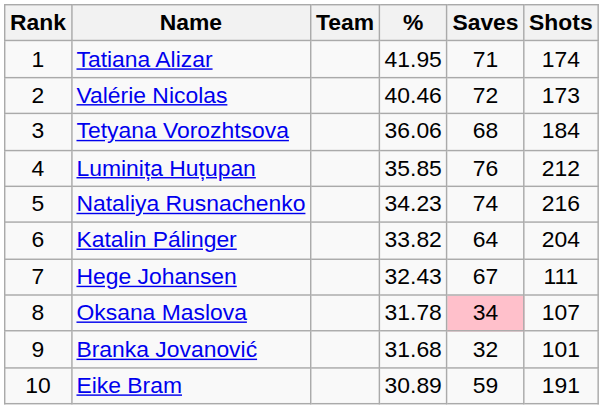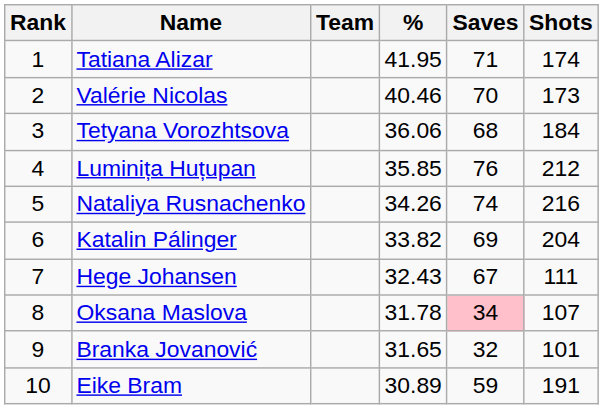(485, 95) 72 -> (485, 95) 70
(413, 204) 34.23 -> (413, 204) 34.26
(485, 240) 64 -> (485, 240) 69
(413, 349) 31.68 -> (413, 349) 31.65
